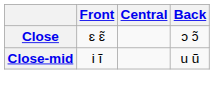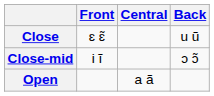(190, 36) ɔ ɔ̃ -> (190, 36) u ũ
(190, 58) u ũ -> (190, 58) ɔ ɔ̃
+ row: (40, 79)
